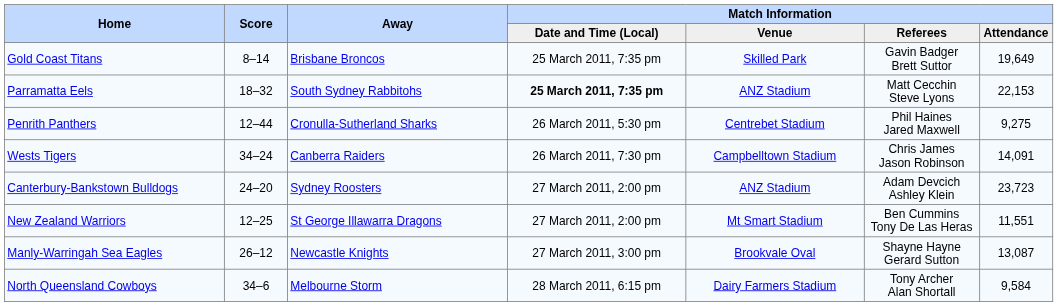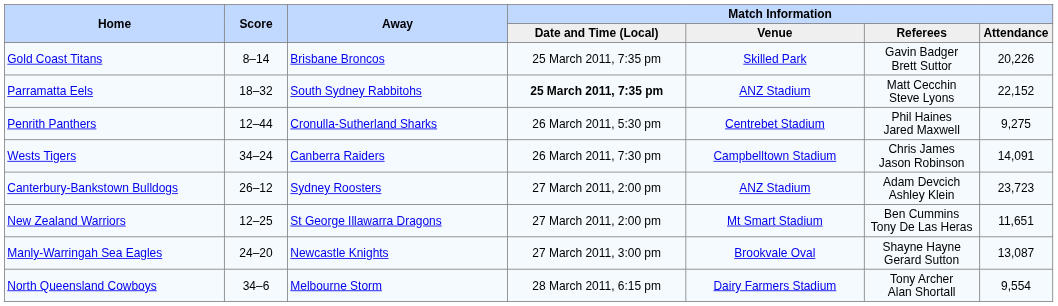(1016, 59) 19,649 -> (1016, 59) 20,226
(1016, 91) 22,153 -> (1016, 91) 22,152
(256, 188) 24–20 -> (256, 188) 26–12
(1016, 221) 11,551 -> (1016, 221) 11,651
(256, 253) 26–12 -> (256, 253) 24–20
(1016, 285) 9,584 -> (1016, 285) 9,554
